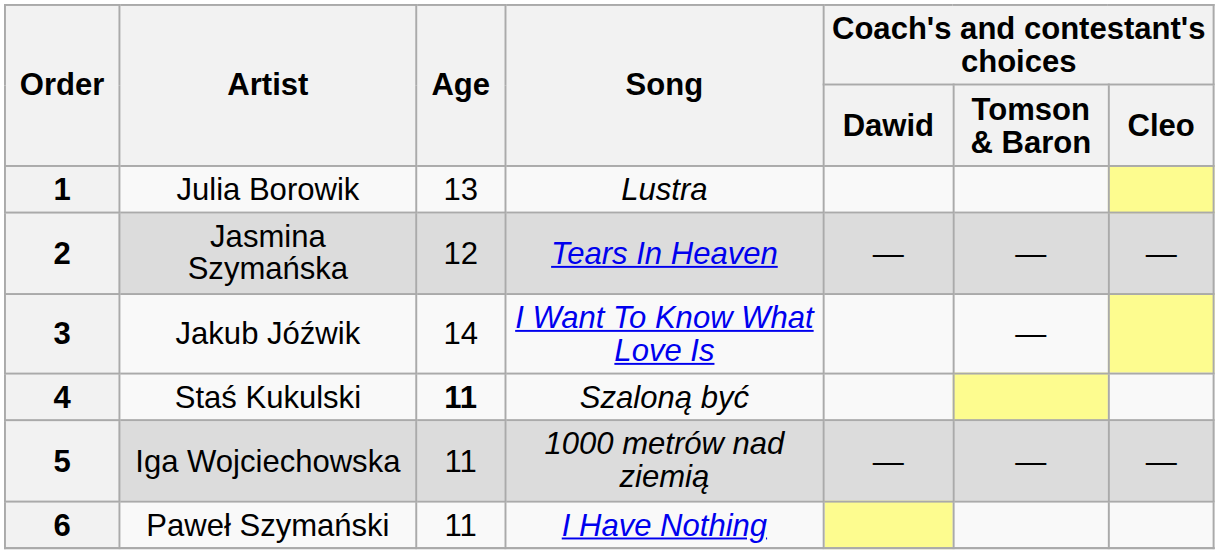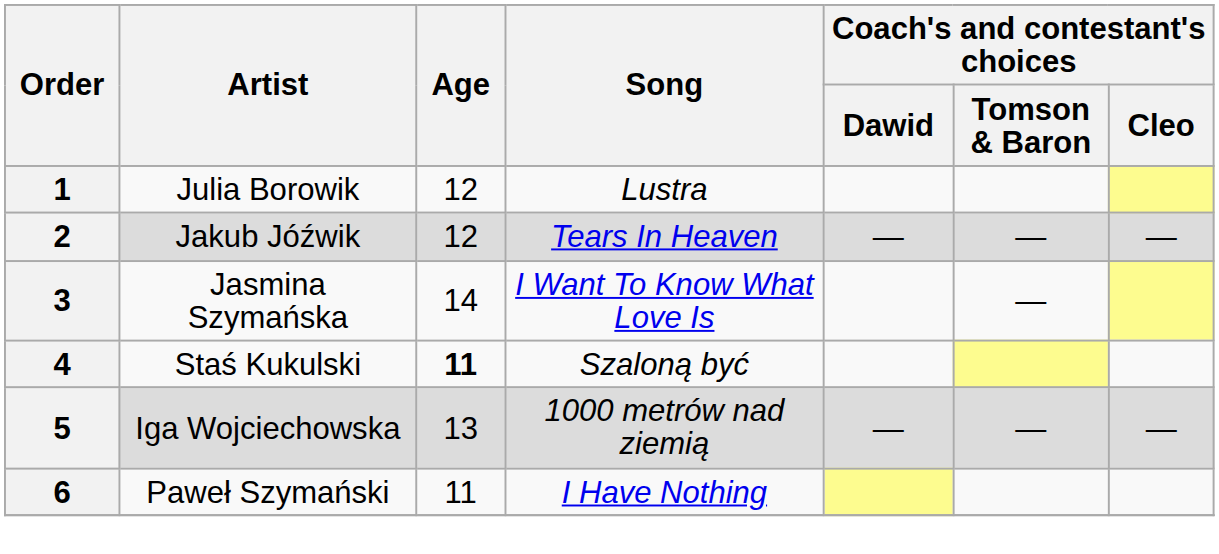(461, 189) 13 -> (461, 189) 12
(268, 253) Jasmina Szymańska -> (268, 236) Jakub Jóźwik
(268, 333) Jakub Jóźwik -> (268, 300) Jasmina Szymańska
(461, 461) 11 -> (461, 428) 13
